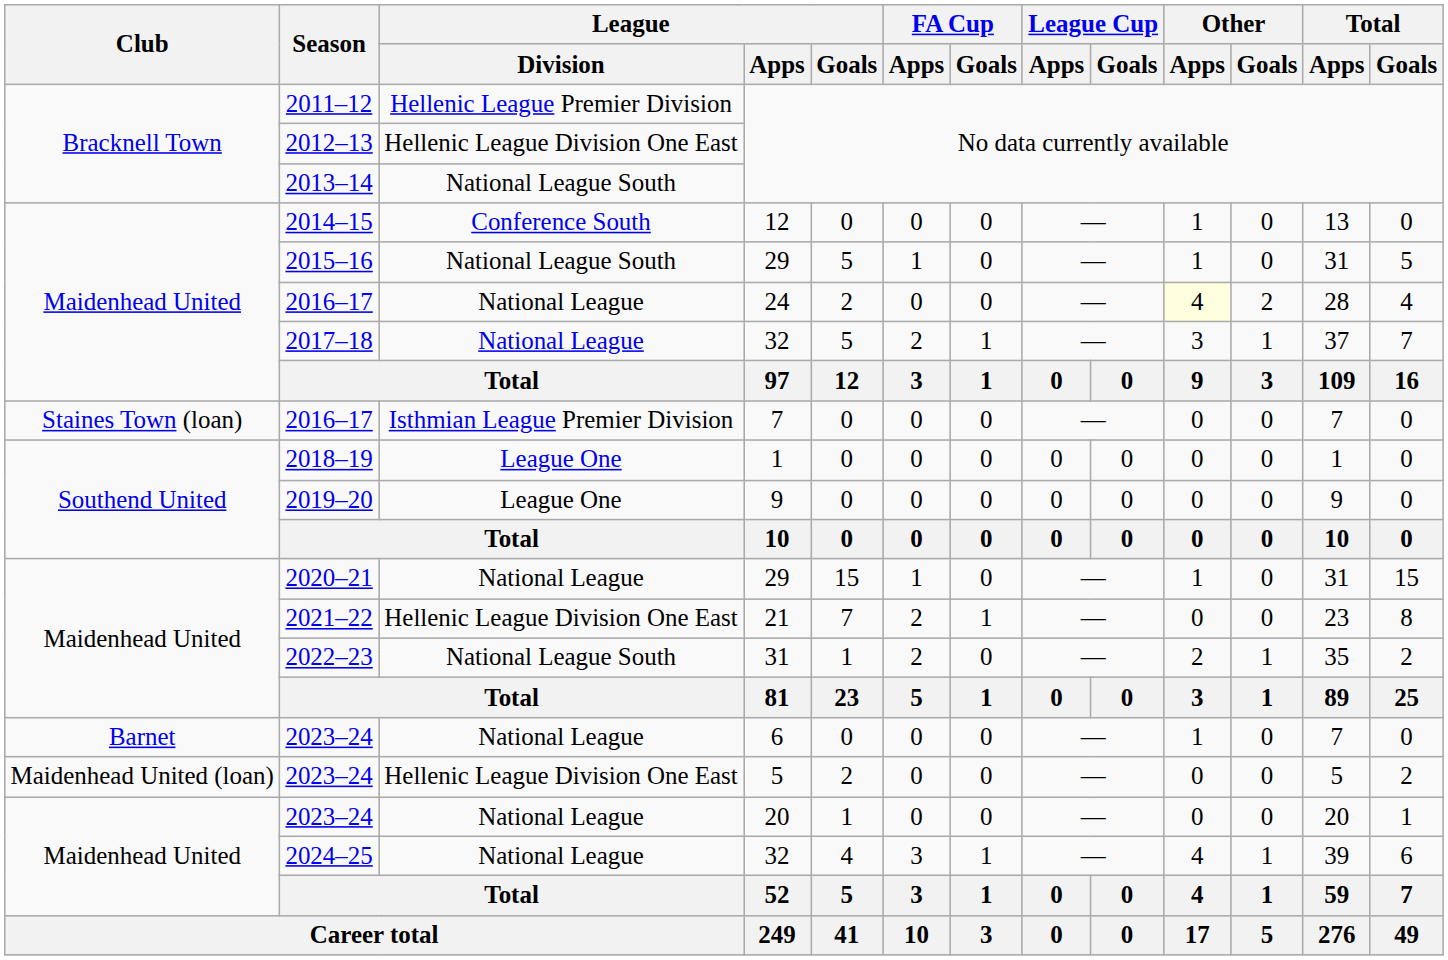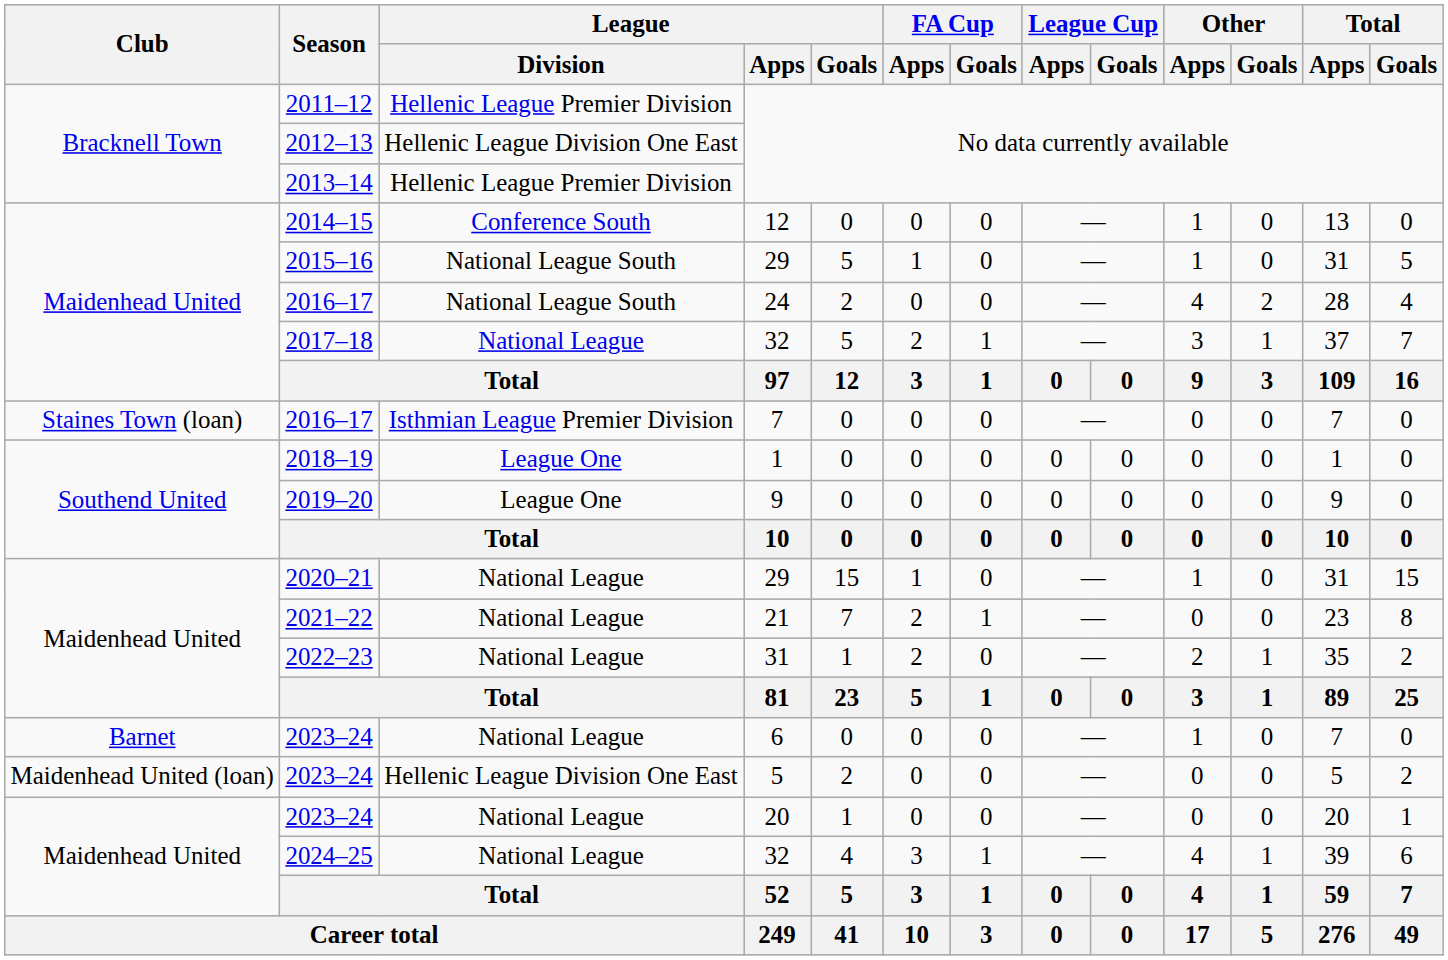(561, 182) National League South -> (561, 182) Hellenic League Premier Division
(561, 301) National League -> (561, 301) National League South
(1197, 301) lightyellow background -> (1197, 301) no background
(561, 618) Hellenic League Division One East -> (561, 618) National League
(561, 657) National League South -> (561, 657) National League
